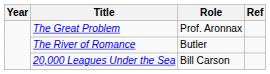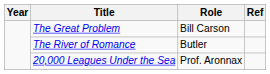(211, 28) Prof. Aronnax -> (205, 28) Bill Carson
(205, 61) Bill Carson -> (211, 61) Prof. Aronnax
